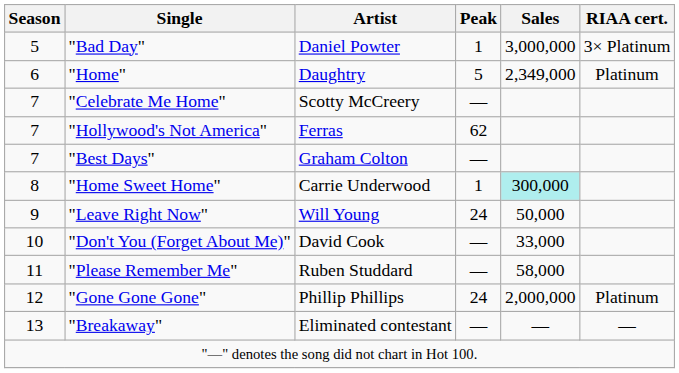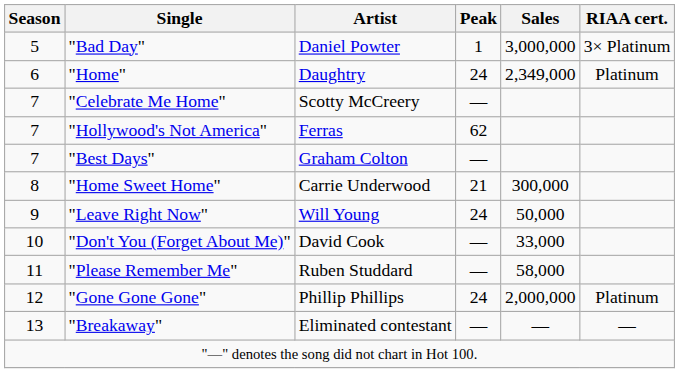(478, 74) 5 -> (478, 74) 24
(478, 185) 1 -> (478, 185) 21
(540, 185) paleturquoise background -> (540, 185) no background
